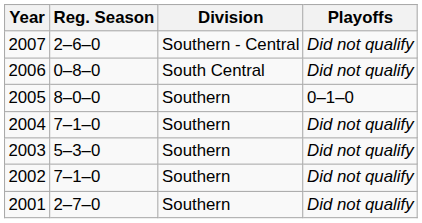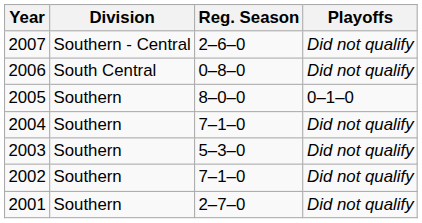columns swapped: (231, 17) <-> (104, 17)
